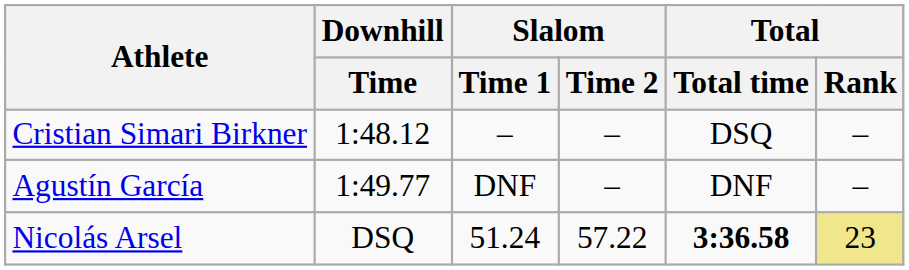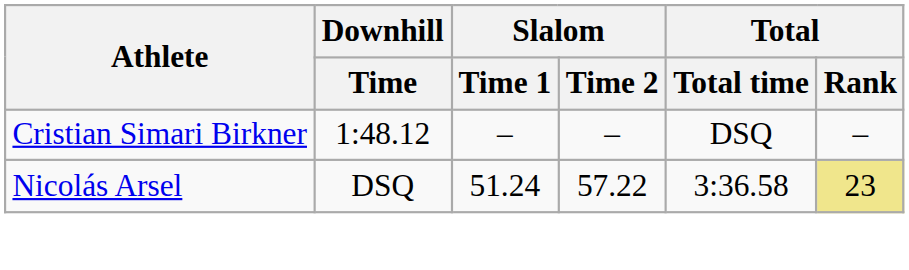- row: (108, 186)
(741, 237) bold -> (741, 186) normal
